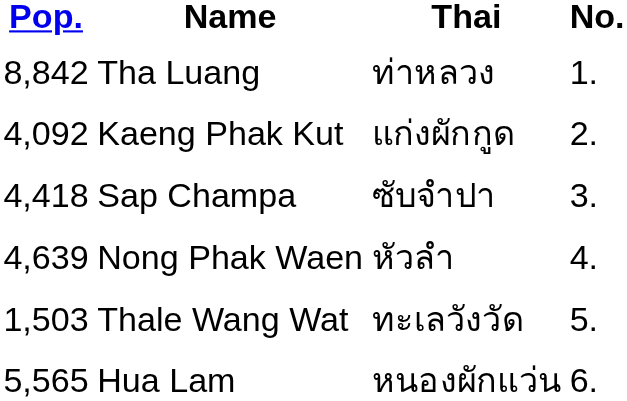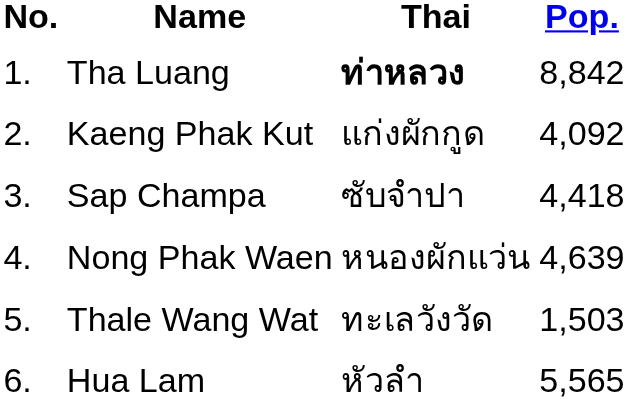columns swapped: (597, 16) <-> (46, 16)
(433, 72) normal -> (403, 72) bold
(413, 257) หัวลำ -> (436, 257) หนองผักแว่น
(466, 381) หนองผักแว่น -> (383, 381) หัวลำ
